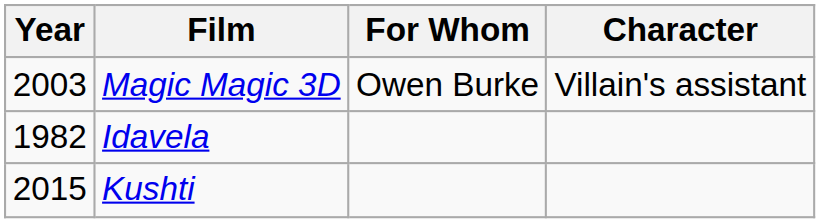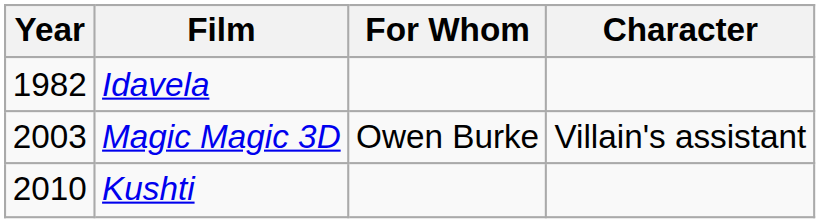rows swapped: (156, 136) <-> (221, 83)
(50, 189) 2015 -> (50, 189) 2010
